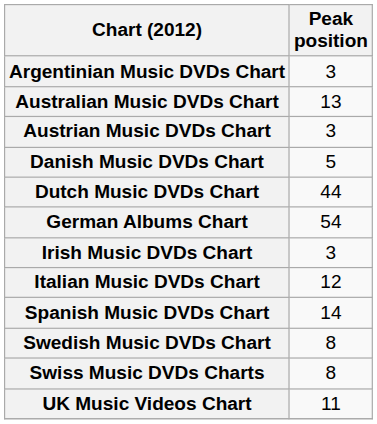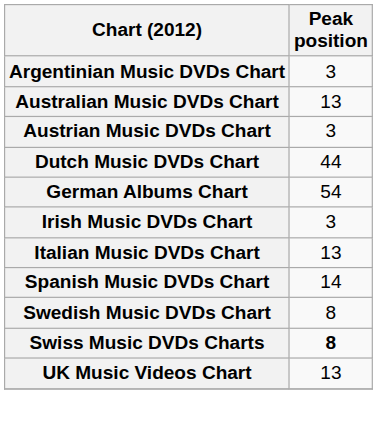- row: (147, 161)
(331, 282) 12 -> (331, 252) 13
(331, 373) normal -> (331, 342) bold
(331, 403) 11 -> (331, 373) 13
